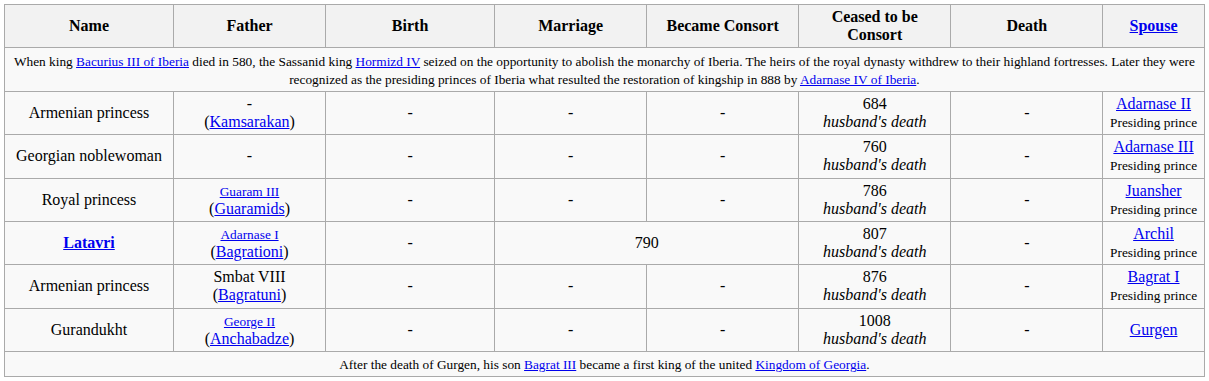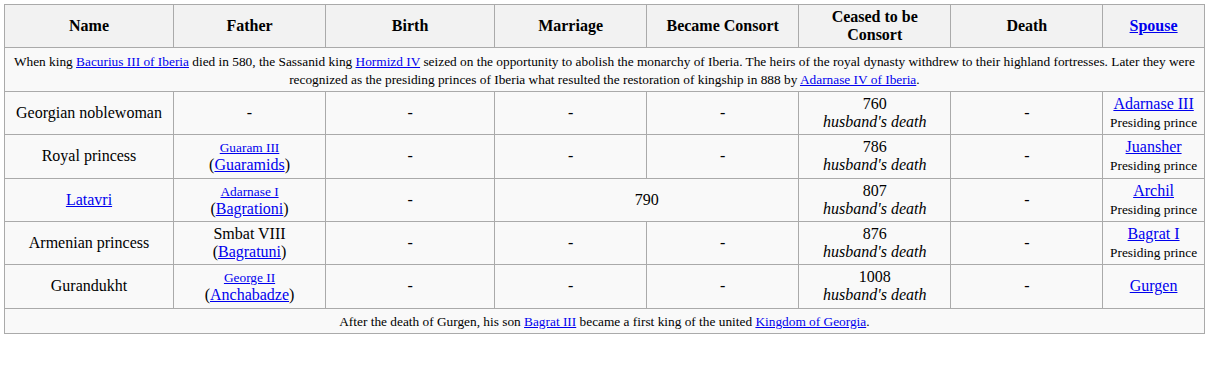- row: (250, 112)
(89, 243) bold -> (89, 199) normal
